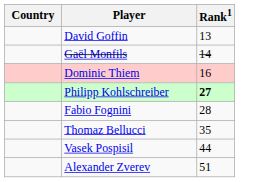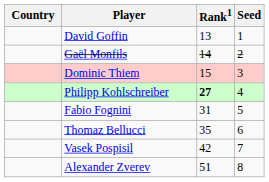+ column: (249, 15)
(205, 73) 16 -> (205, 73) 15
(205, 110) 28 -> (205, 110) 31
(205, 148) 44 -> (205, 148) 42
